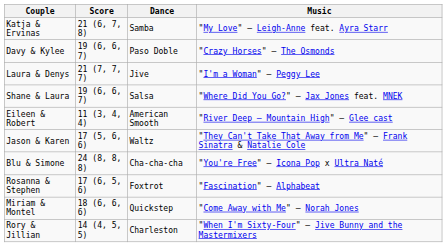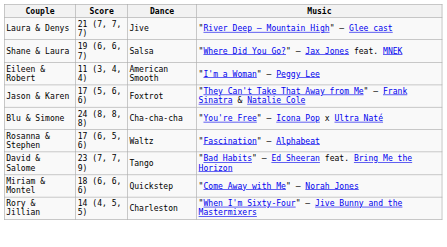- row: (23, 29)
- row: (35, 51)
(259, 74) "I'm a Woman" – Peggy Lee -> (296, 29) "River Deep – Mountain High" – Glee cast
(296, 118) "River Deep – Mountain High" – Glee cast -> (259, 74) "I'm a Woman" – Peggy Lee
(142, 141) Waltz -> (146, 96) Foxtrot
(146, 186) Foxtrot -> (142, 141) Waltz
+ row: (23, 163)
